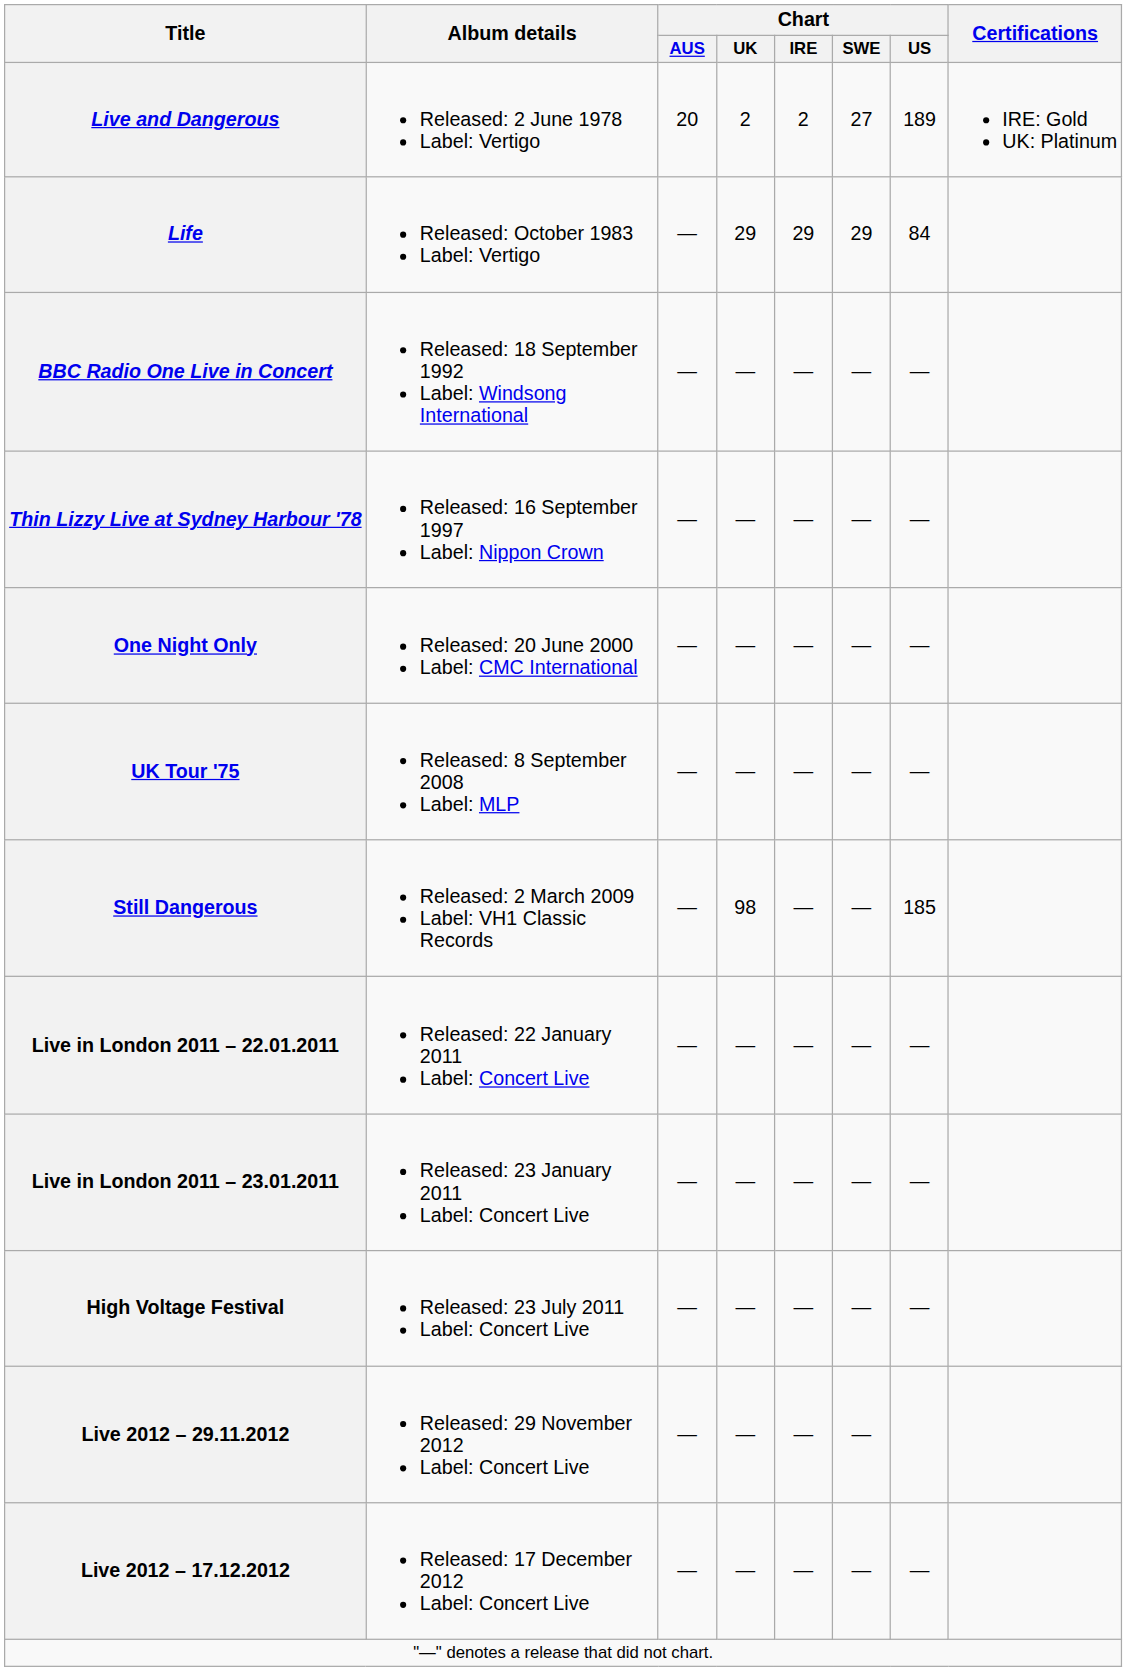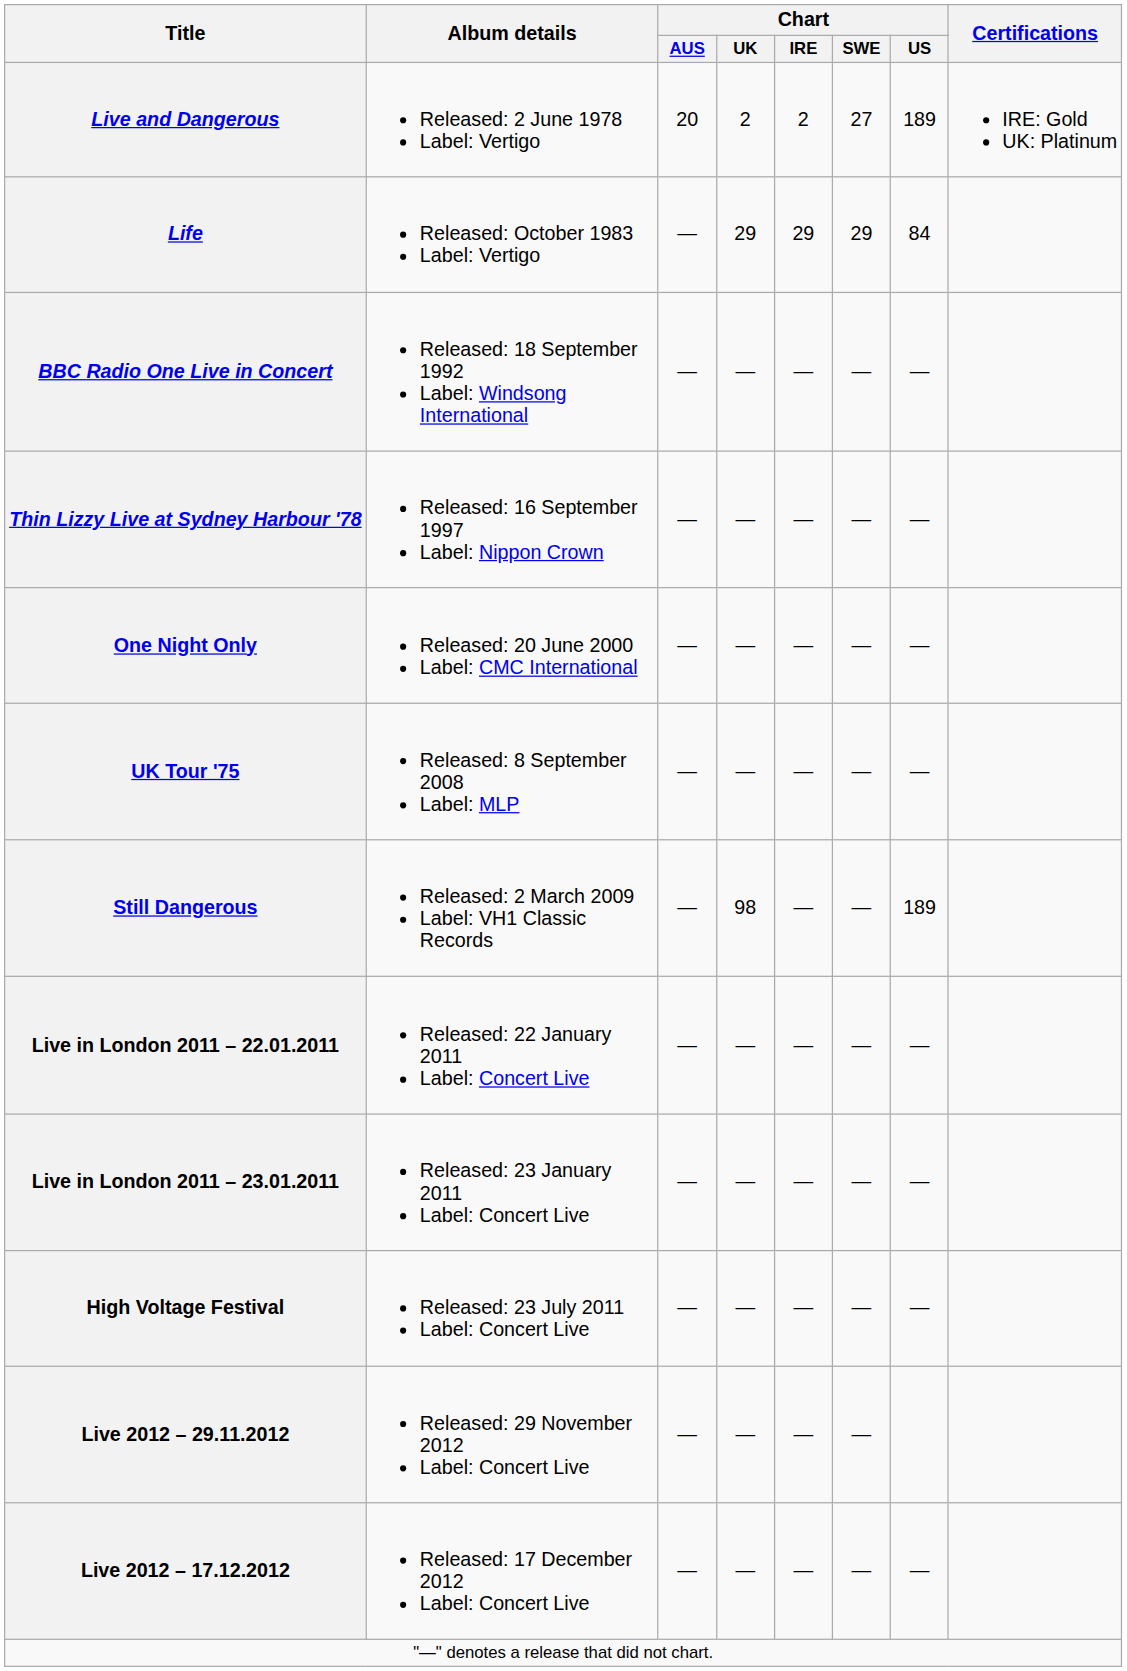(920, 908) 185 -> (920, 908) 189
